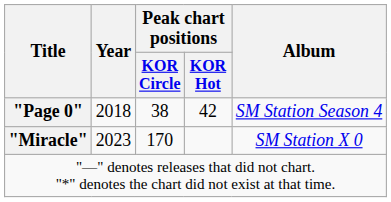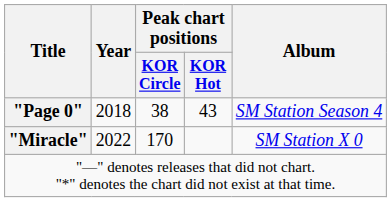(208, 111) 42 -> (208, 111) 43
(113, 140) 2023 -> (113, 140) 2022
